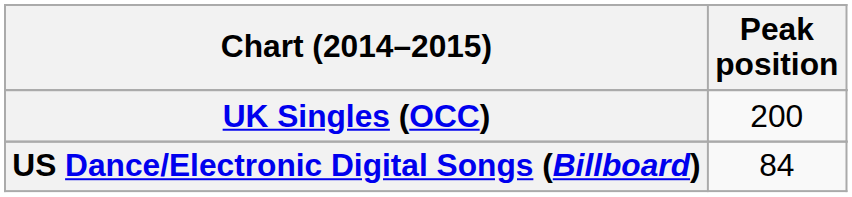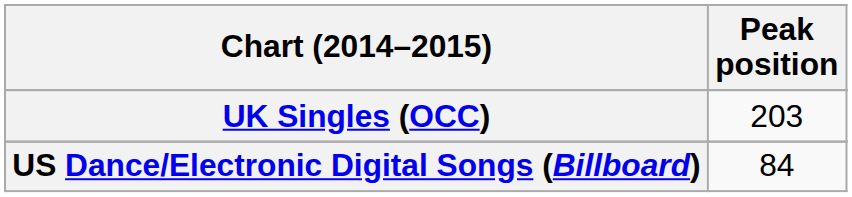(777, 115) 200 -> (777, 115) 203
